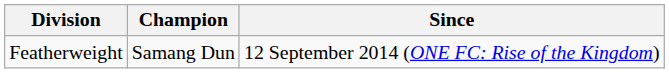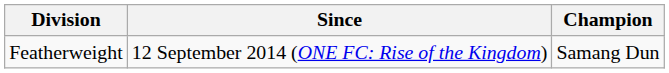columns swapped: (183, 20) <-> (452, 20)
